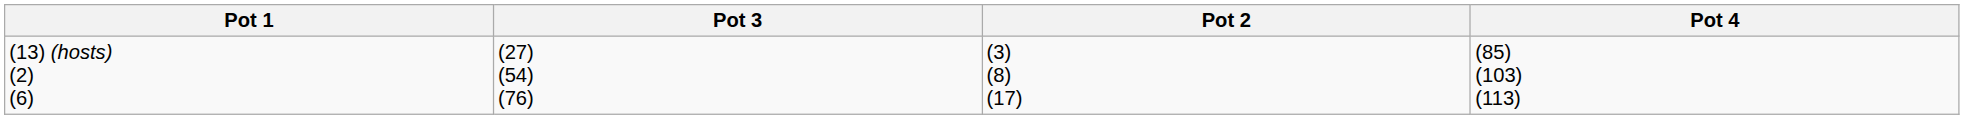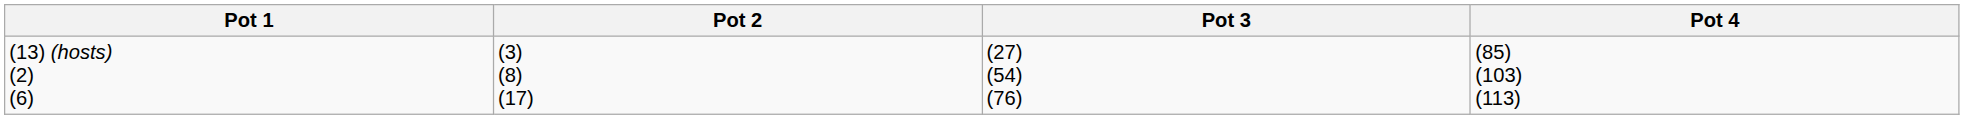columns swapped: (1226, 20) <-> (738, 20)
